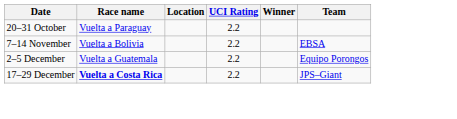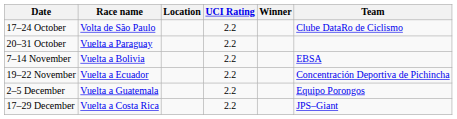+ row: (36, 28)
+ row: (41, 75)
(121, 75) bold -> (120, 106) normal
